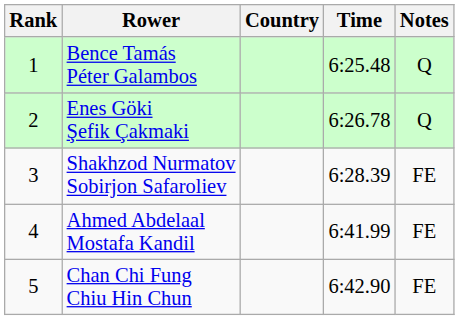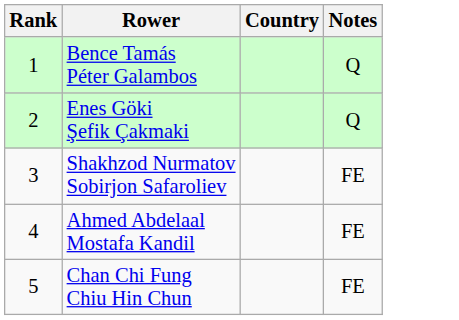- column: (359, 20)
